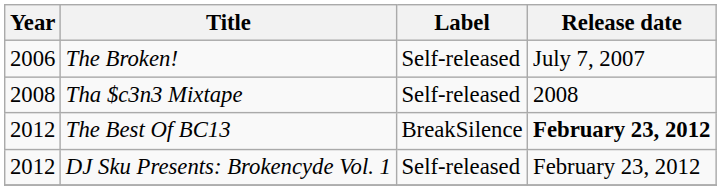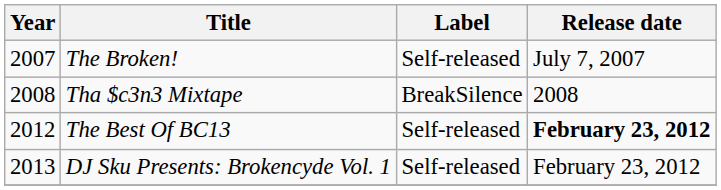(33, 58) 2006 -> (33, 58) 2007
(461, 94) Self-released -> (462, 94) BreakSilence
(462, 130) BreakSilence -> (461, 130) Self-released
(33, 166) 2012 -> (33, 166) 2013
